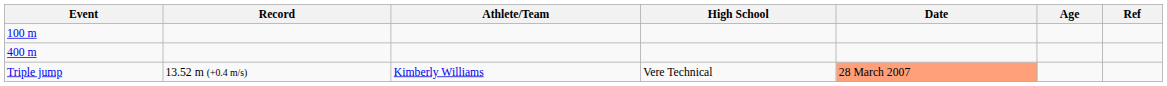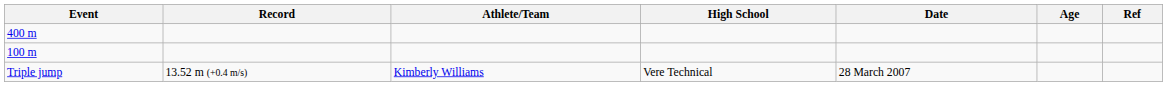rows swapped: (22, 33) <-> (22, 52)
(875, 72) lightsalmon background -> (875, 72) no background
